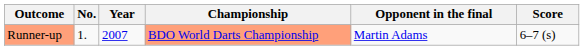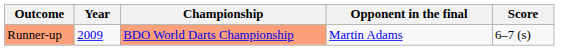- column: (87, 14)
(115, 34) 2007 -> (90, 34) 2009
